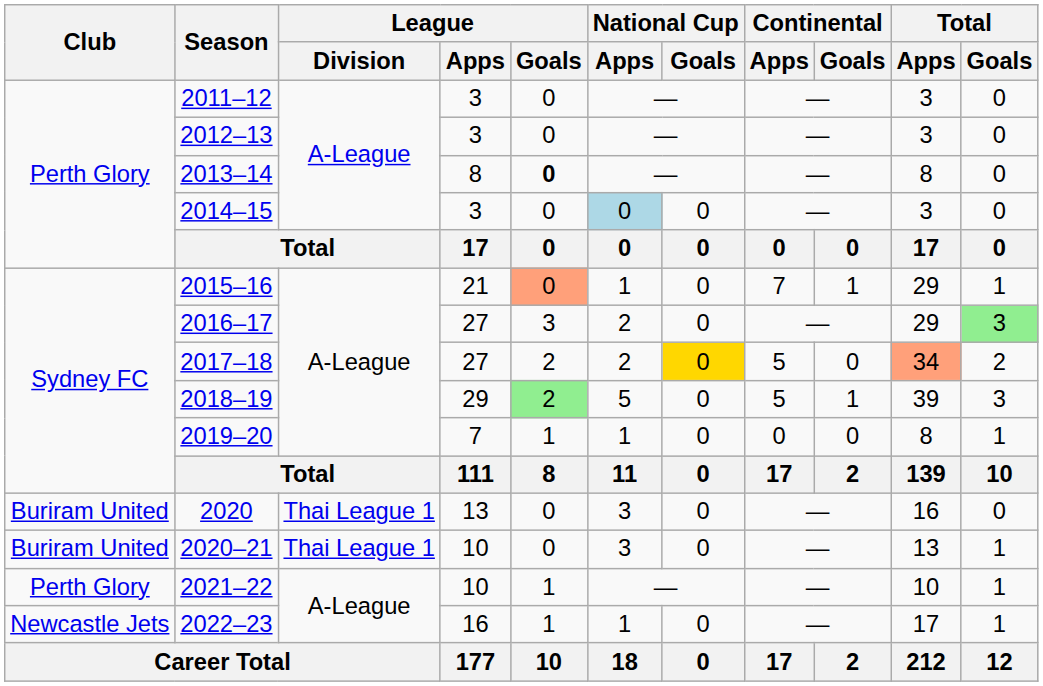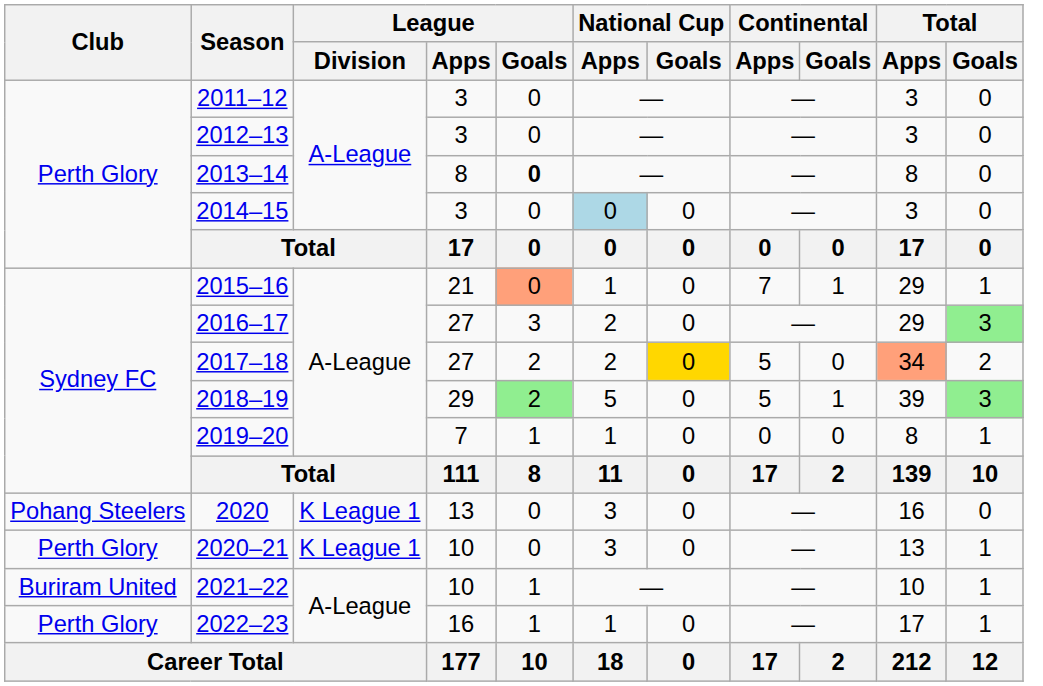(999, 398) no background -> (985, 398) lightgreen background
(90, 511) Buriram United -> (98, 511) Pohang Steelers
(359, 511) Thai League 1 -> (360, 511) K League 1
(90, 549) Buriram United -> (98, 549) Perth Glory
(359, 549) Thai League 1 -> (360, 549) K League 1
(90, 586) Perth Glory -> (98, 586) Buriram United
(90, 624) Newcastle Jets -> (98, 624) Perth Glory
